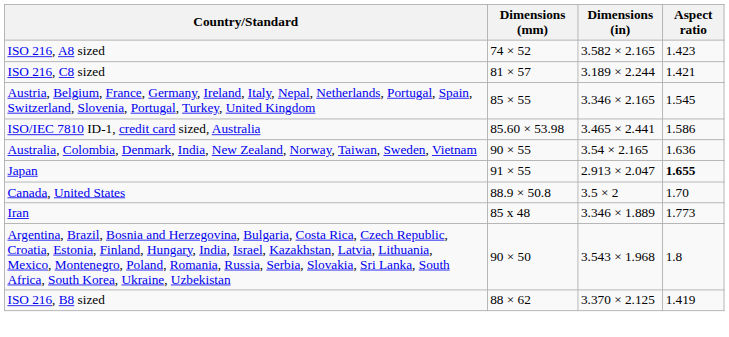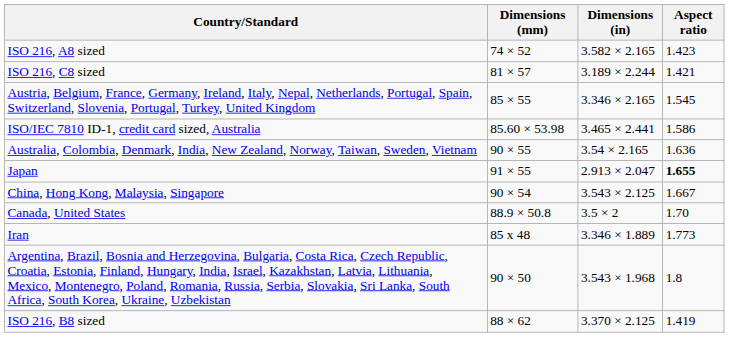+ row: (116, 192)
